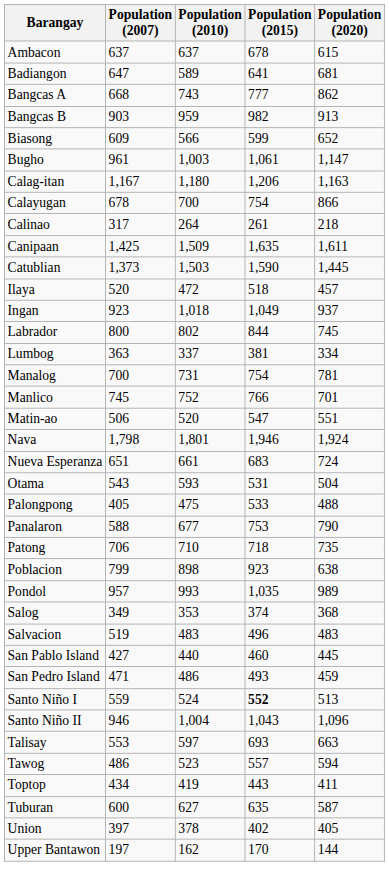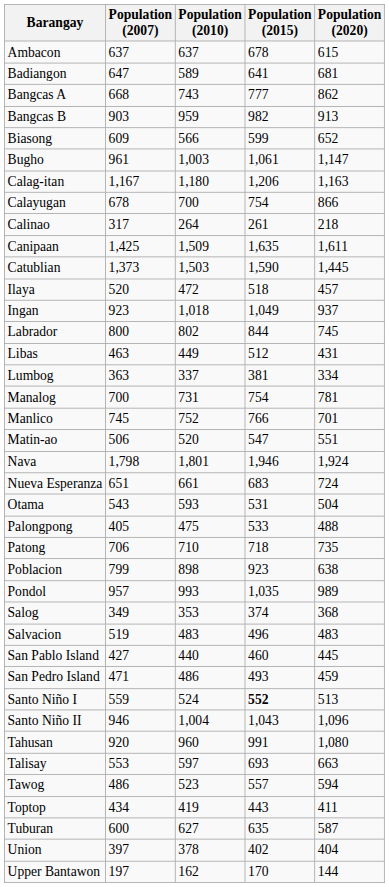+ row: (23, 354)
- row: (35, 526)
+ row: (30, 742)
(328, 828) 405 -> (328, 850) 404
